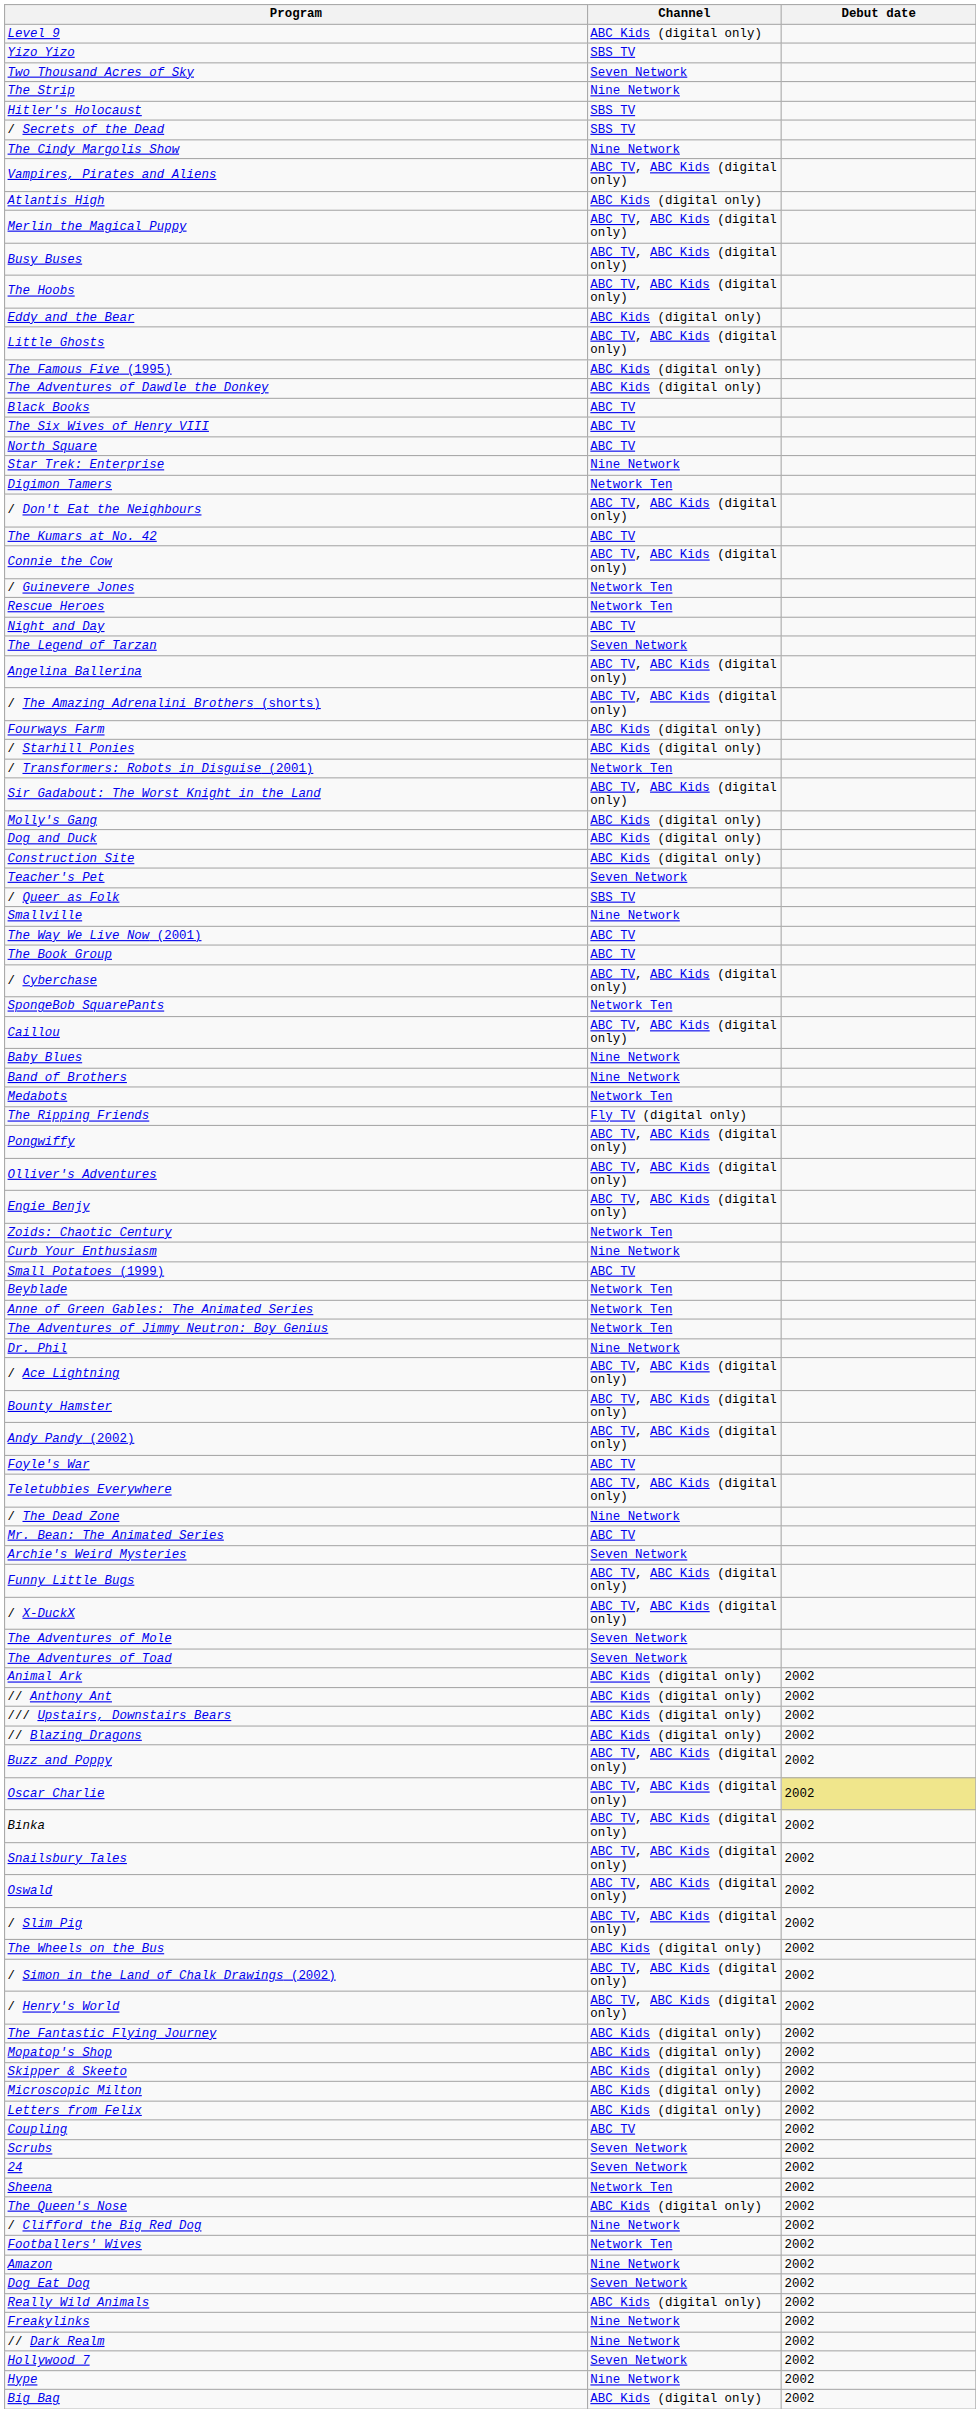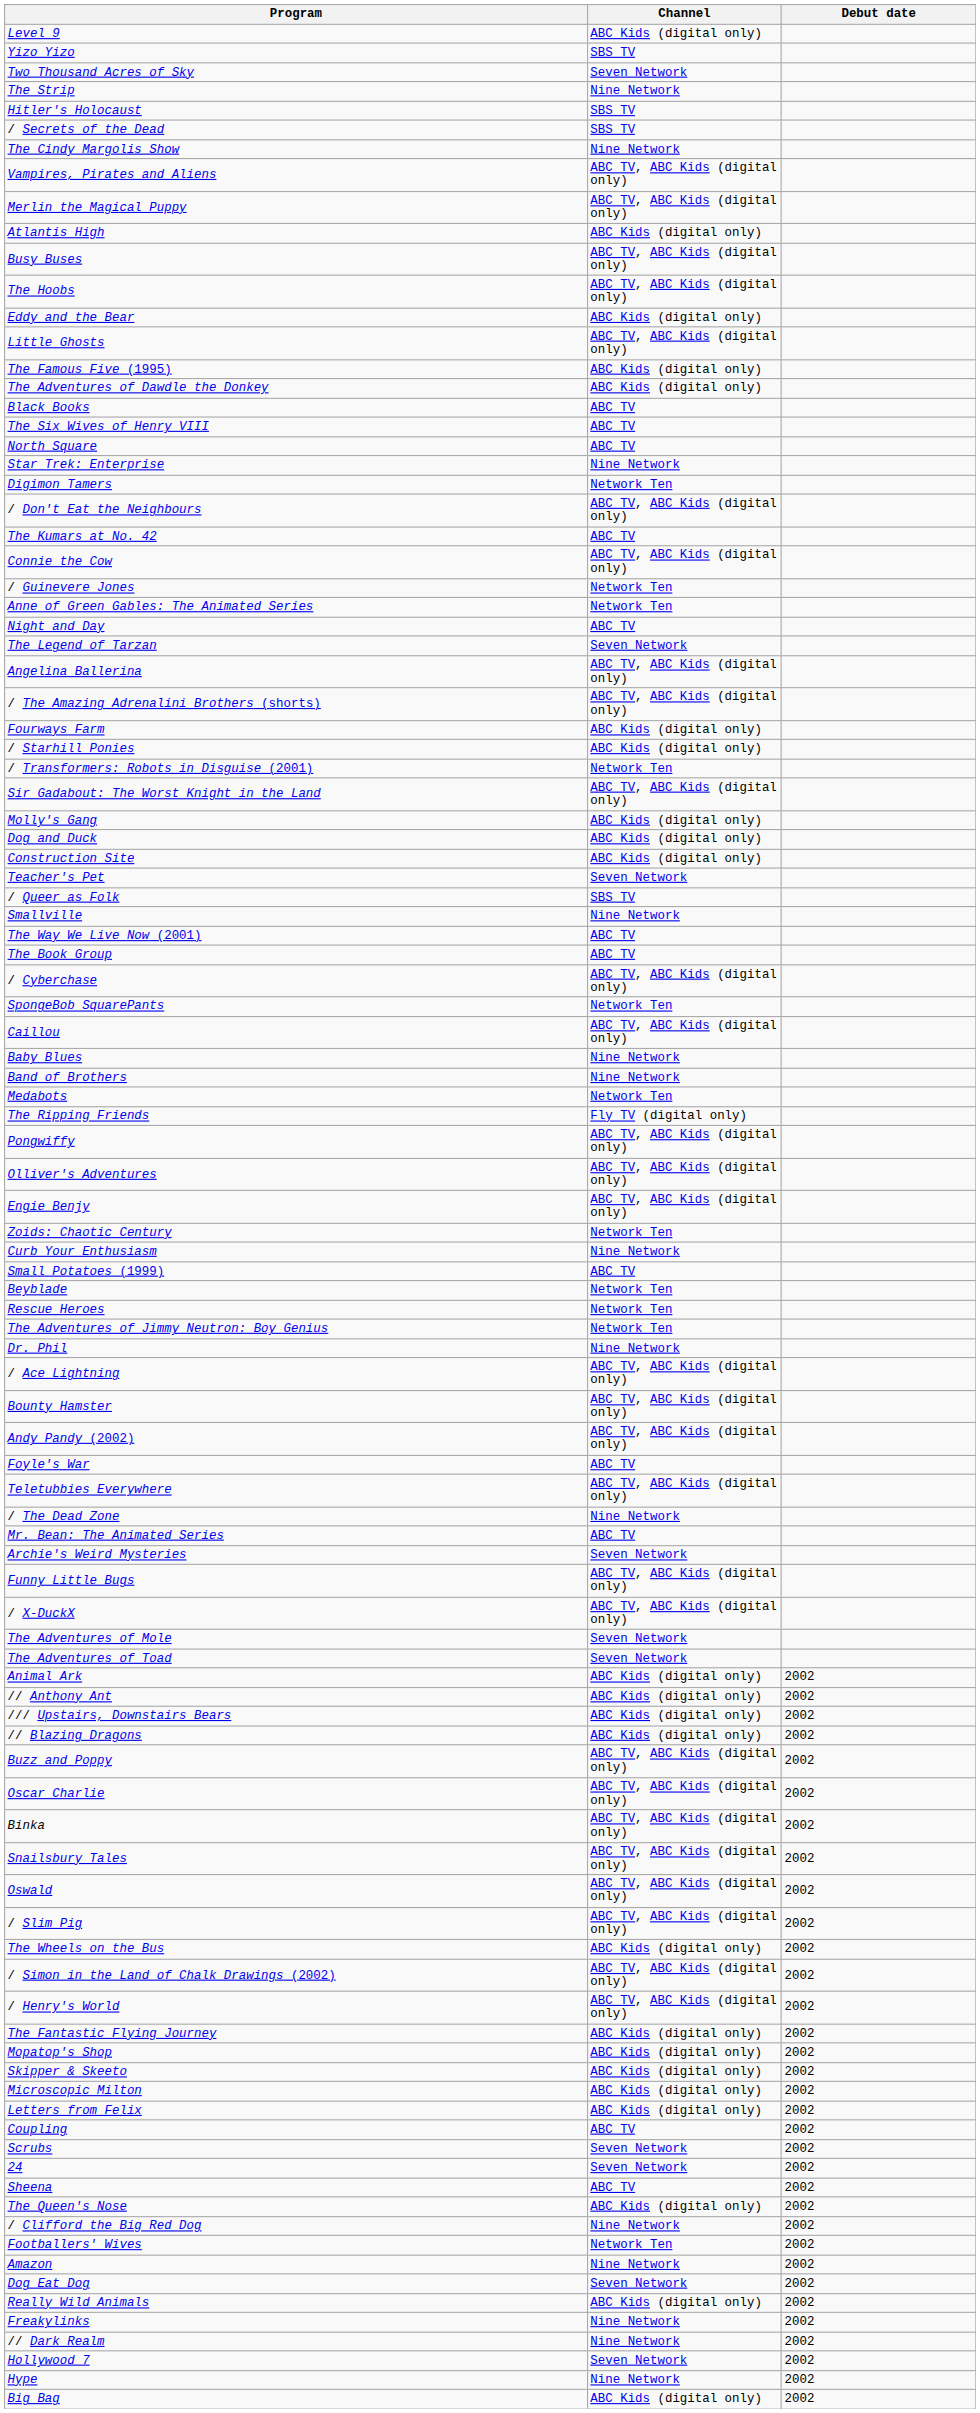rows swapped: (56, 201) <-> (97, 227)
rows swapped: (56, 607) <-> (160, 1310)
(800, 1794) khaki background -> (800, 1794) no background
(631, 2188) Network Ten -> (613, 2188) ABC TV
